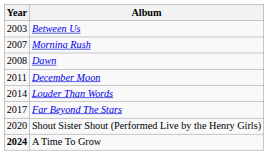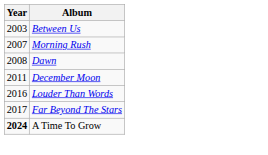(17, 93) 2014 -> (17, 93) 2016
- row: (146, 126)
